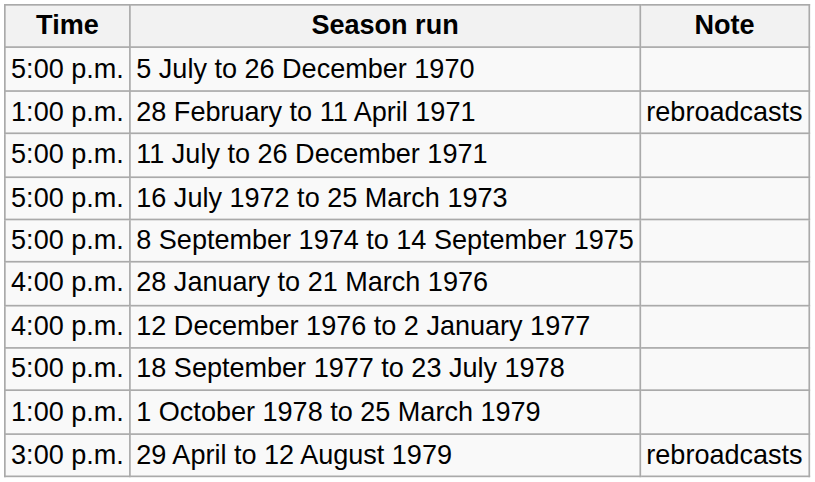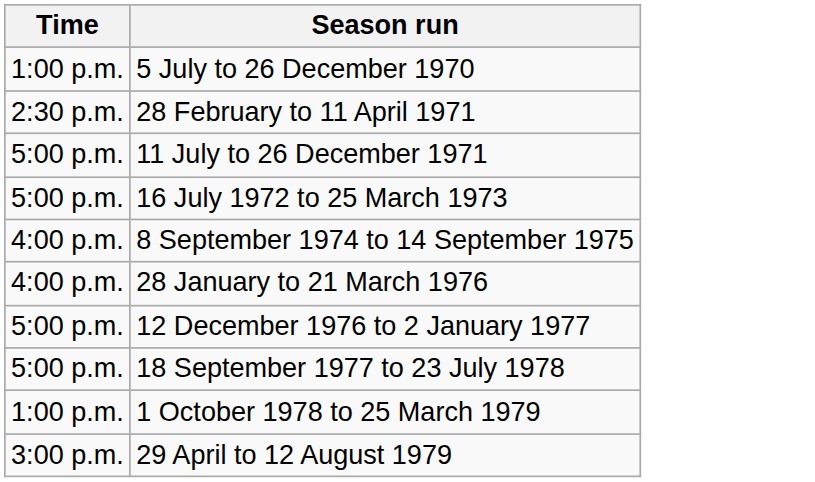- column: (724, 25)
(67, 68) 5:00 p.m. -> (67, 68) 1:00 p.m.
(67, 111) 1:00 p.m. -> (67, 111) 2:30 p.m.
(67, 240) 5:00 p.m. -> (67, 240) 4:00 p.m.
(67, 326) 4:00 p.m. -> (67, 326) 5:00 p.m.
